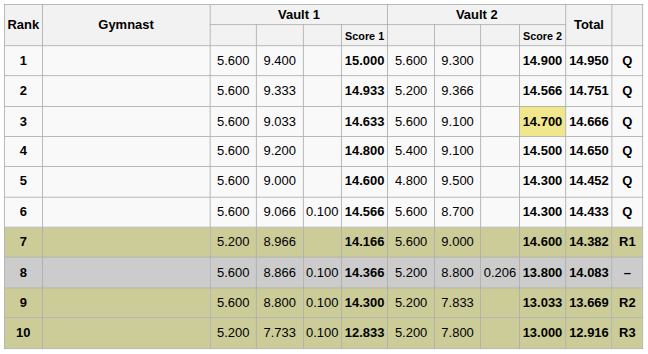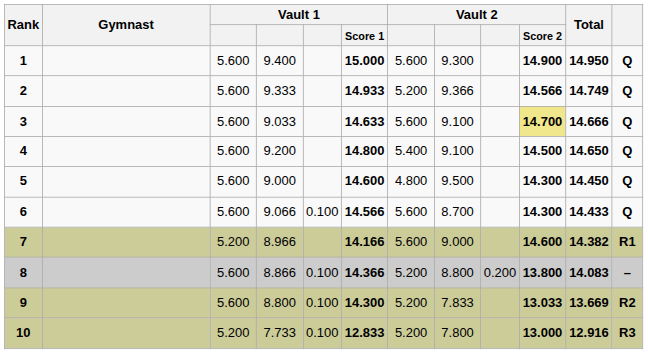(589, 91) 14.751 -> (589, 91) 14.749
(589, 181) 14.452 -> (589, 181) 14.450
(500, 272) 0.206 -> (500, 272) 0.200
